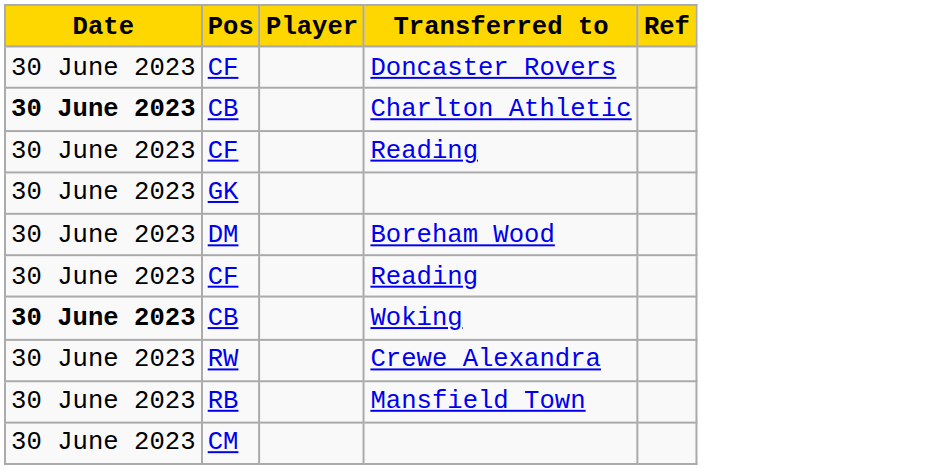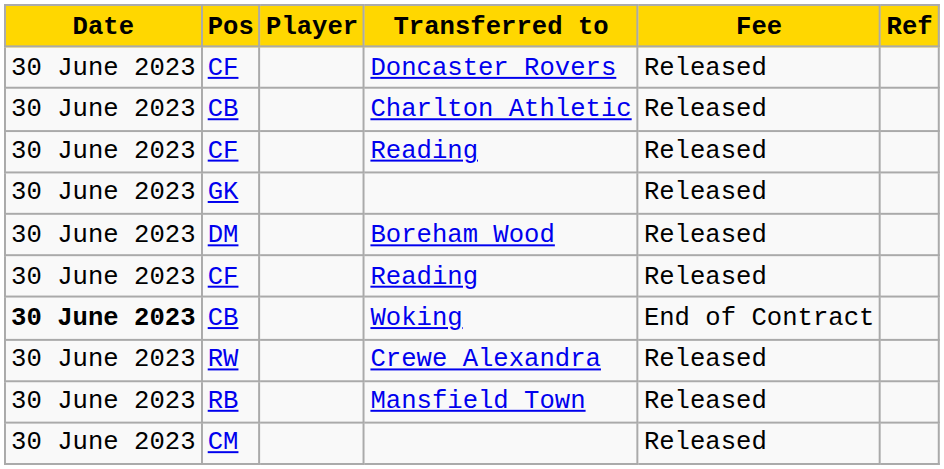+ column: (759, 26)
(103, 109) bold -> (103, 109) normal
